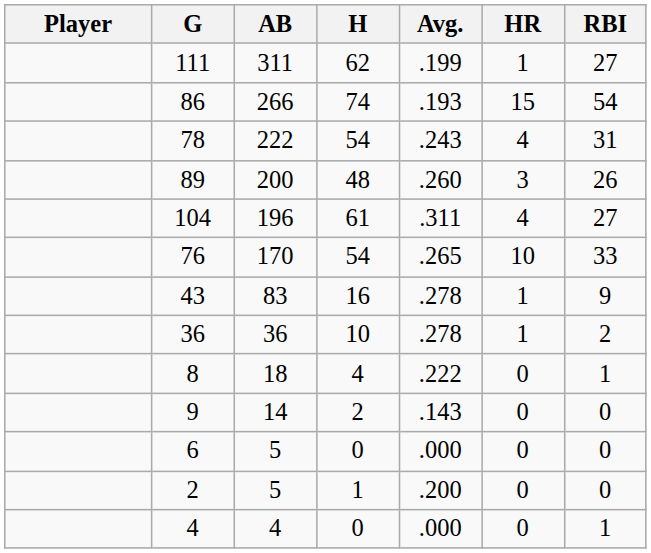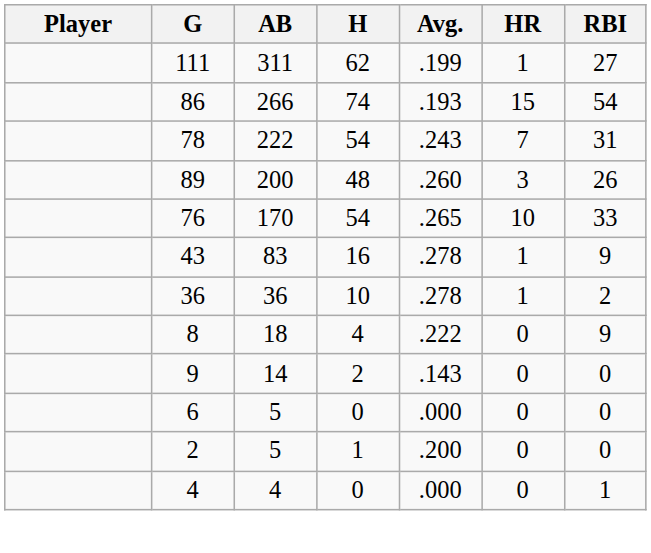(523, 140) 4 -> (523, 140) 7
- row: (193, 218)
(605, 373) 1 -> (605, 334) 9
